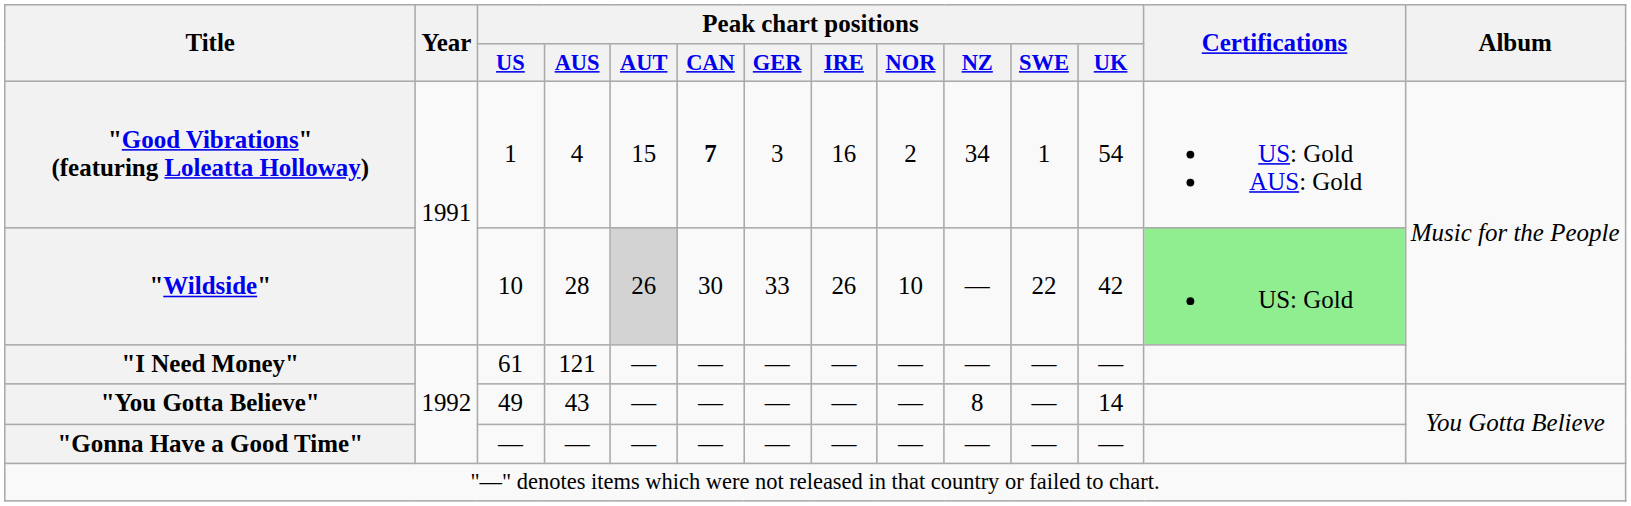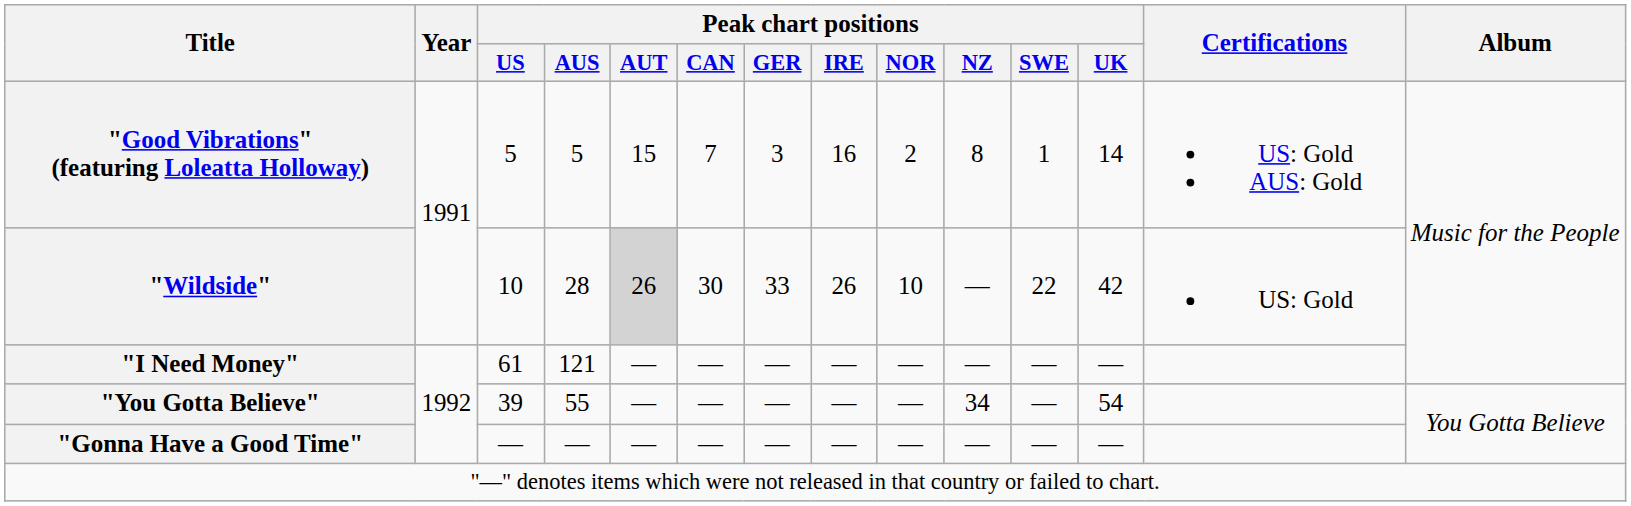(510, 153) 1 -> (510, 153) 5
(577, 153) 4 -> (577, 153) 5
(710, 153) bold -> (710, 153) normal
(977, 153) 34 -> (977, 153) 8
(1111, 153) 54 -> (1111, 153) 14
(1275, 300) lightgreen background -> (1275, 300) no background
(510, 403) 49 -> (510, 403) 39
(577, 403) 43 -> (577, 403) 55
(977, 403) 8 -> (977, 403) 34
(1111, 403) 14 -> (1111, 403) 54
